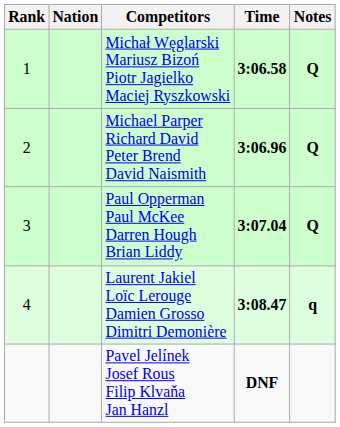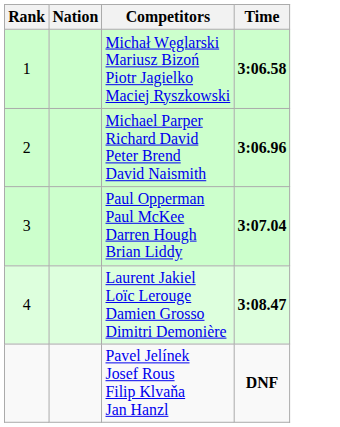- column: (313, 17)
